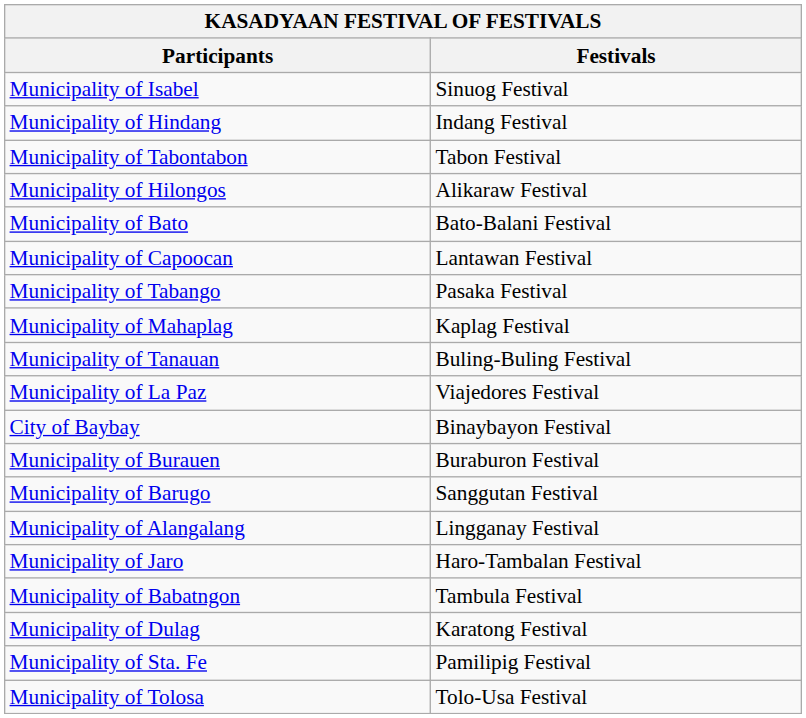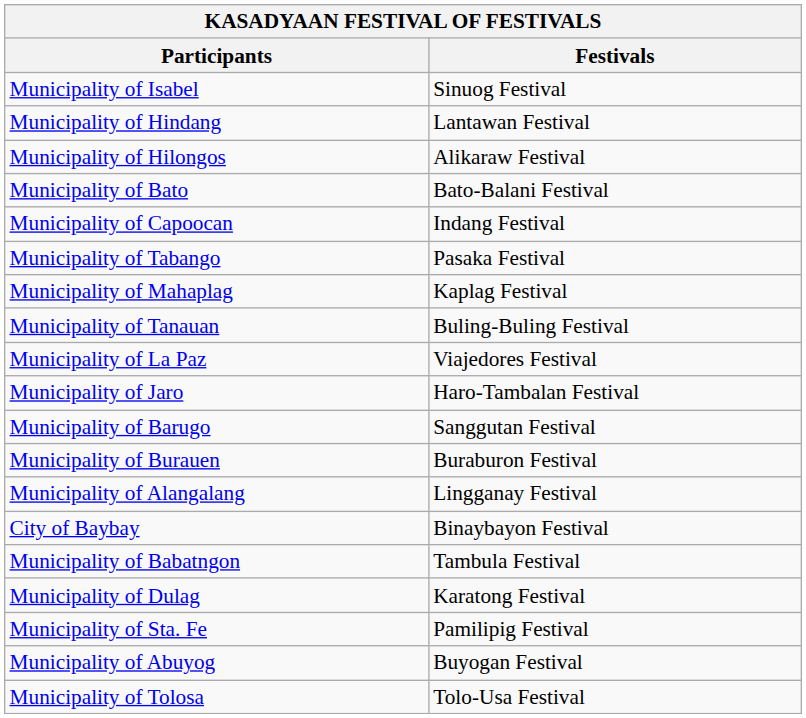(501, 122) Indang Festival -> (512, 122) Lantawan Festival
- row: (129, 156)
(514, 257) Lantawan Festival -> (499, 223) Indang Festival
rows swapped: (75, 426) <-> (96, 561)
rows swapped: (110, 493) <-> (115, 460)
+ row: (112, 662)
